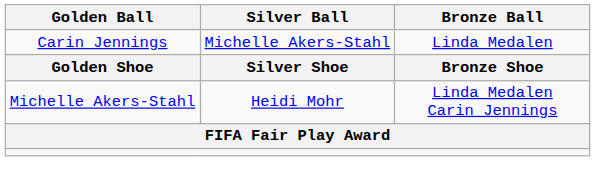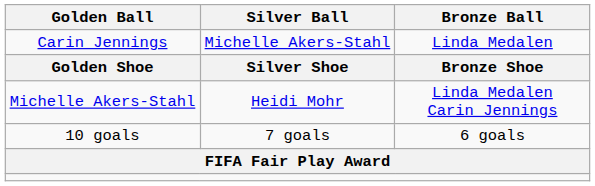+ row: (102, 136)
